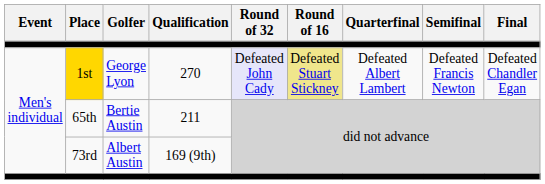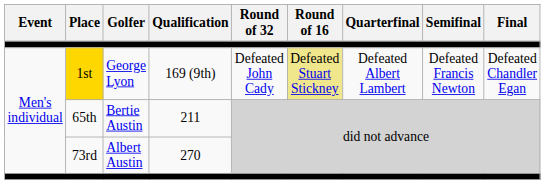(190, 73) 270 -> (190, 73) 169 (9th)
(259, 73) lavender background -> (259, 73) no background
(190, 155) 169 (9th) -> (190, 155) 270
